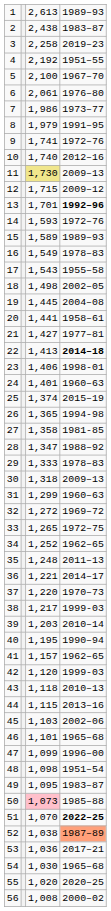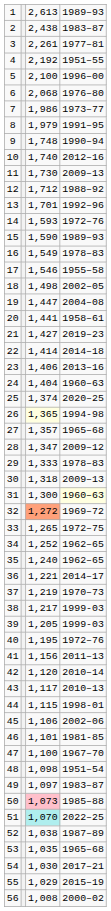(43, 45) 2,258 -> (43, 45) 2,261
(83, 45) 2019–23 -> (83, 45) 1977–81
(83, 77) 1967–70 -> (83, 77) 1996–00
(43, 93) 2,061 -> (43, 93) 2,068
(43, 141) 1,741 -> (43, 141) 1,748
(83, 141) 1972–76 -> (83, 141) 1990–94
(43, 173) khaki background -> (43, 173) no background
(43, 190) 1,715 -> (43, 190) 1,712
(83, 190) 2009–12 -> (83, 190) 1988–92
(83, 206) bold -> (83, 206) normal
(43, 238) 1,589 -> (43, 238) 1,590
(43, 270) 1,543 -> (43, 270) 1,546
(43, 302) 1,445 -> (43, 302) 1,447
(83, 334) 1977–81 -> (83, 334) 2019–23
(43, 351) 1,413 -> (43, 351) 1,414
(83, 351) bold -> (83, 351) normal
(83, 367) 1998-01 -> (83, 367) 2013–16
(43, 383) 1,401 -> (43, 383) 1,404
(83, 399) 2015–19 -> (83, 399) 2020–25
(43, 415) no background -> (43, 415) lightyellow background
(43, 431) 1,358 -> (43, 431) 1,357
(83, 431) 1981-85 -> (83, 431) 1965–68
(83, 447) 1988–92 -> (83, 447) 2009–12
(43, 496) 1,299 -> (43, 496) 1,300
(83, 496) no background -> (83, 496) lightyellow background
(43, 512) no background -> (43, 512) lightsalmon background
(43, 560) 1,248 -> (43, 560) 1,240
(83, 560) 2011–13 -> (83, 560) 1962–65
(43, 592) 1,220 -> (43, 592) 1,219
(43, 624) 1,203 -> (43, 624) 1,205
(83, 624) 2010–14 -> (83, 624) 1999-03
(83, 640) 1990–94 -> (83, 640) 1972–76
(43, 657) 1,157 -> (43, 657) 1,156
(83, 657) 1962–65 -> (83, 657) 2011–13
(83, 673) 1999-03 -> (83, 673) 2010–14
(43, 689) 1,118 -> (43, 689) 1,117
(83, 705) 2013–16 -> (83, 705) 1998-01
(43, 721) 1,103 -> (43, 721) 1,106
(83, 737) 1965–68 -> (83, 737) 1981-85
(43, 753) 1,099 -> (43, 753) 1,100
(83, 753) 1996–00 -> (83, 753) 1967–70
(43, 785) 1,095 -> (43, 785) 1,097
(43, 818) no background -> (43, 818) paleturquoise background
(83, 818) bold -> (83, 818) normal
(83, 834) lightsalmon background -> (83, 834) no background
(43, 850) 1,036 -> (43, 850) 1,035
(83, 850) 2017–21 -> (83, 850) 1965–68
(83, 866) 1965–68 -> (83, 866) 2017–21
(43, 882) 1,020 -> (43, 882) 1,029
(83, 882) 2020–25 -> (83, 882) 2015–19
